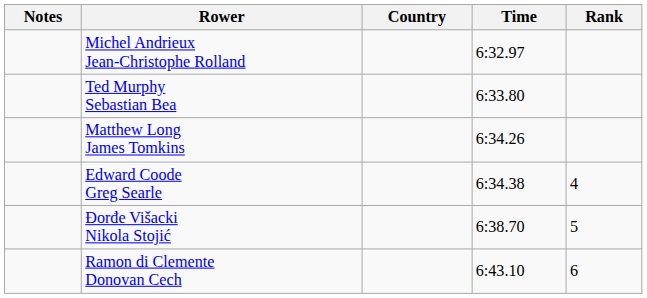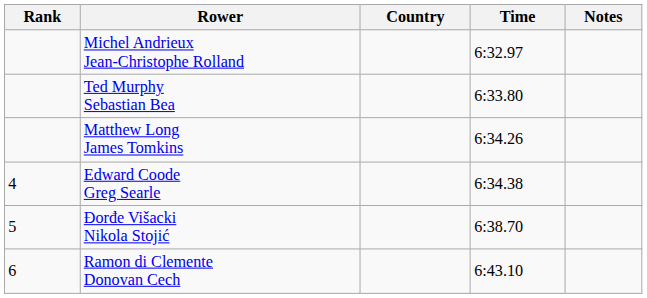columns swapped: (604, 17) <-> (43, 17)
